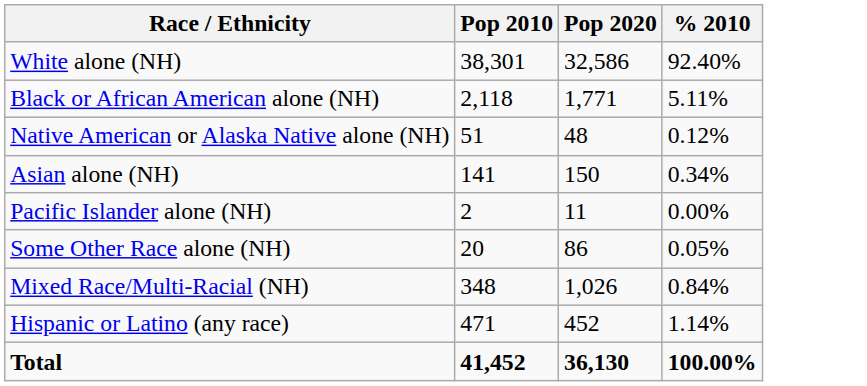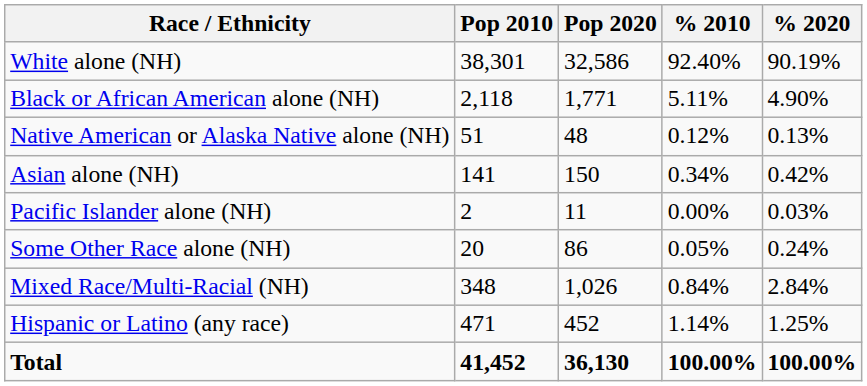+ column: (812, 23)
